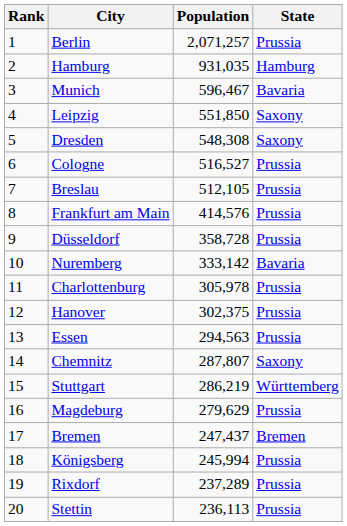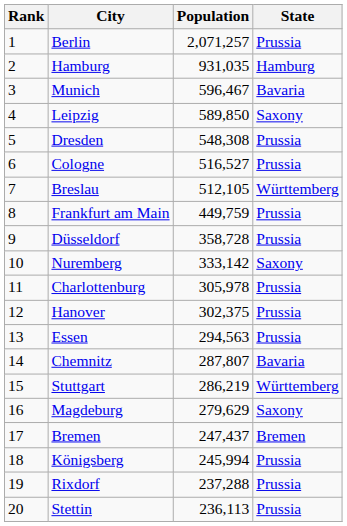(224, 115) 551,850 -> (224, 115) 589,850
(280, 139) Saxony -> (279, 139) Prussia
(279, 189) Prussia -> (298, 189) Württemberg
(224, 213) 414,576 -> (224, 213) 449,759
(280, 262) Bavaria -> (280, 262) Saxony
(280, 361) Saxony -> (280, 361) Bavaria
(279, 410) Prussia -> (280, 410) Saxony
(224, 484) 237,289 -> (224, 484) 237,288
